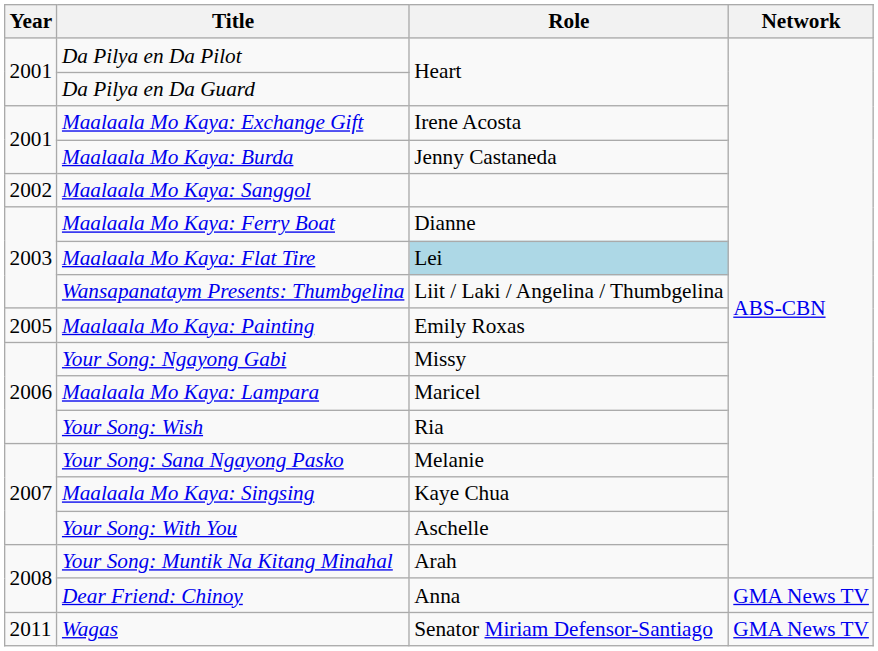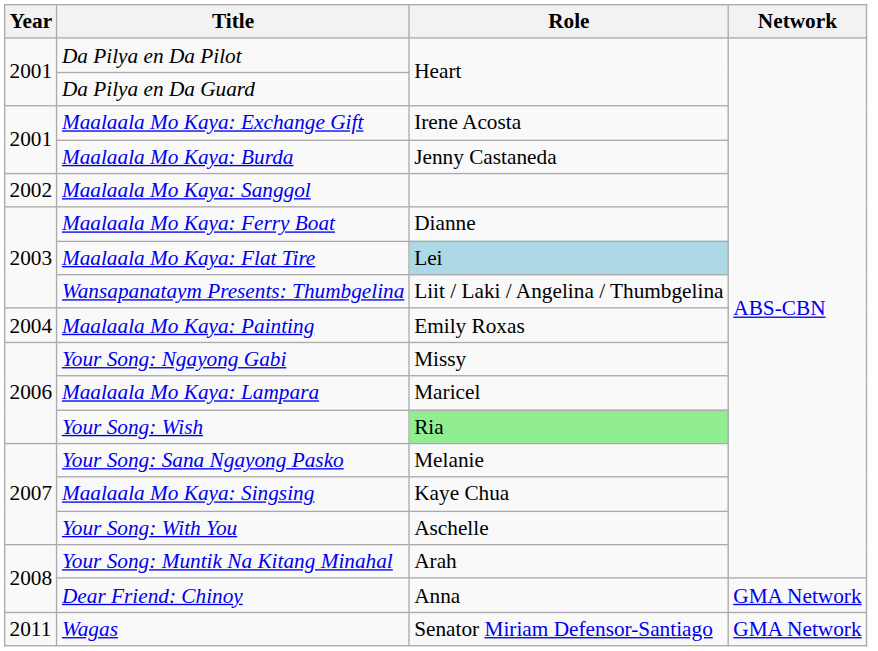(31, 325) 2005 -> (31, 325) 2004
(429, 426) no background -> (429, 426) lightgreen background
(801, 595) GMA News TV -> (797, 595) GMA Network
(801, 628) GMA News TV -> (797, 628) GMA Network
